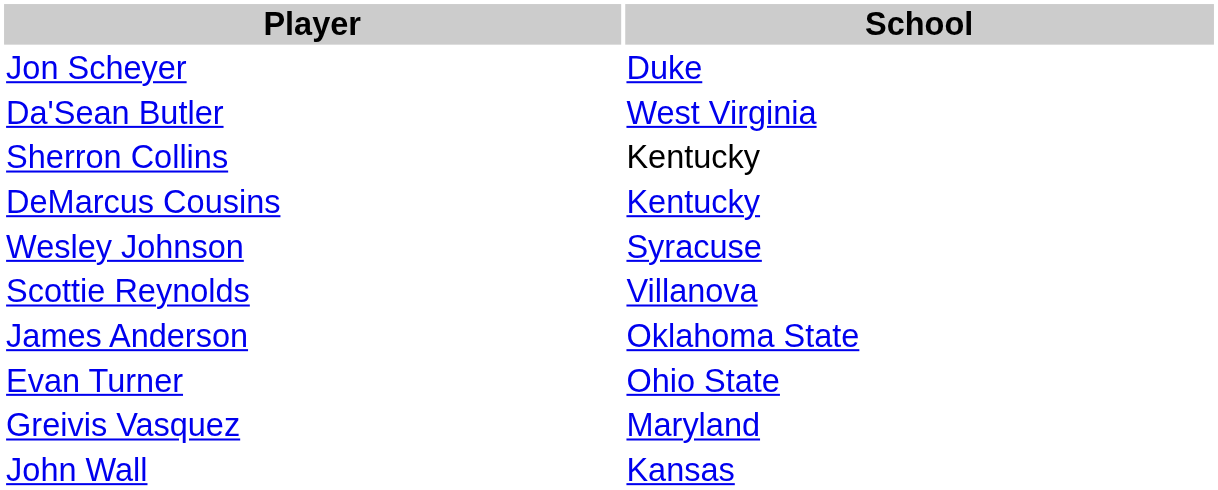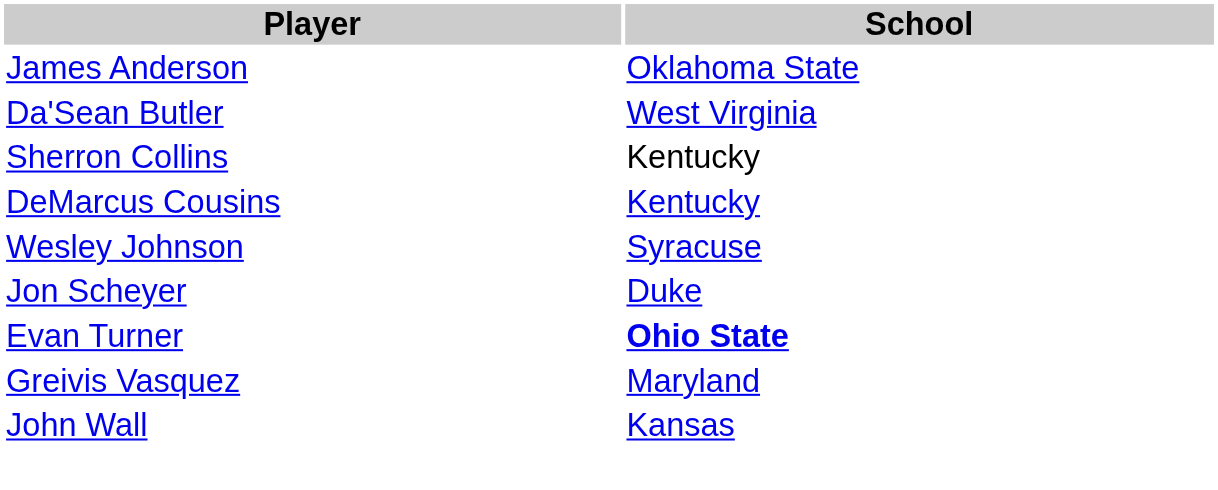rows swapped: (127, 336) <-> (96, 68)
- row: (128, 291)
(703, 381) normal -> (708, 336) bold
